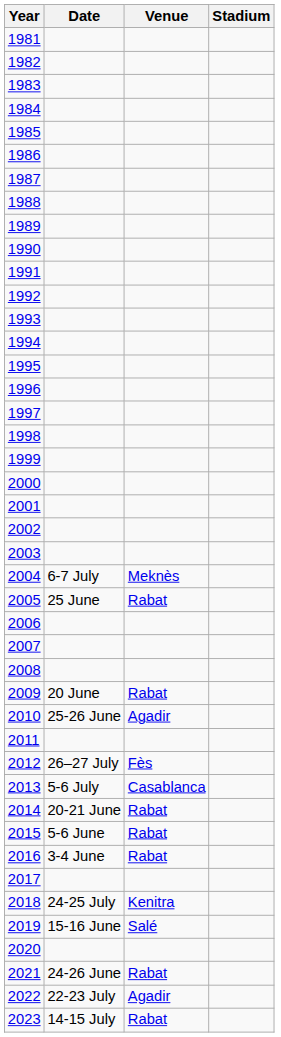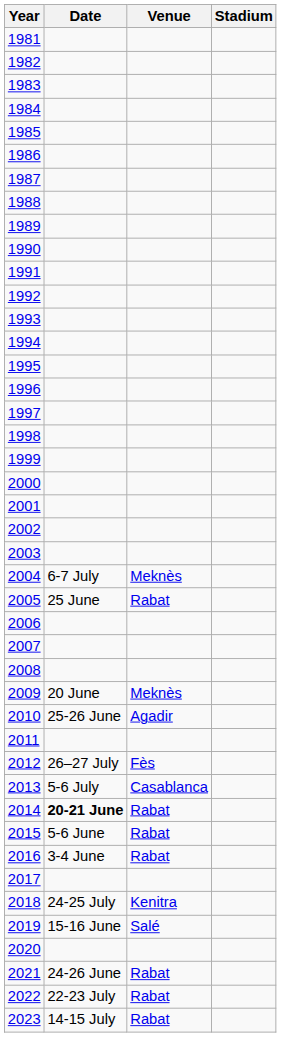(147, 693) Rabat -> (156, 693) Meknès
(84, 809) normal -> (85, 809) bold
(149, 996) Agadir -> (150, 996) Rabat
